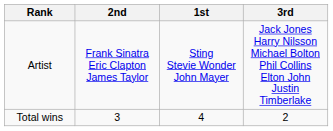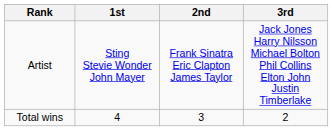columns swapped: (201, 12) <-> (117, 12)
